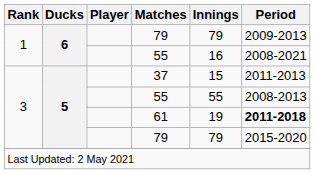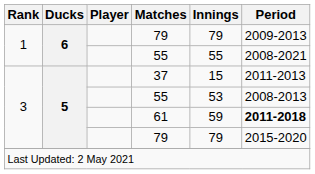(216, 55) 16 -> (216, 55) 55
(216, 96) 55 -> (216, 96) 53
(216, 117) 19 -> (216, 117) 59
